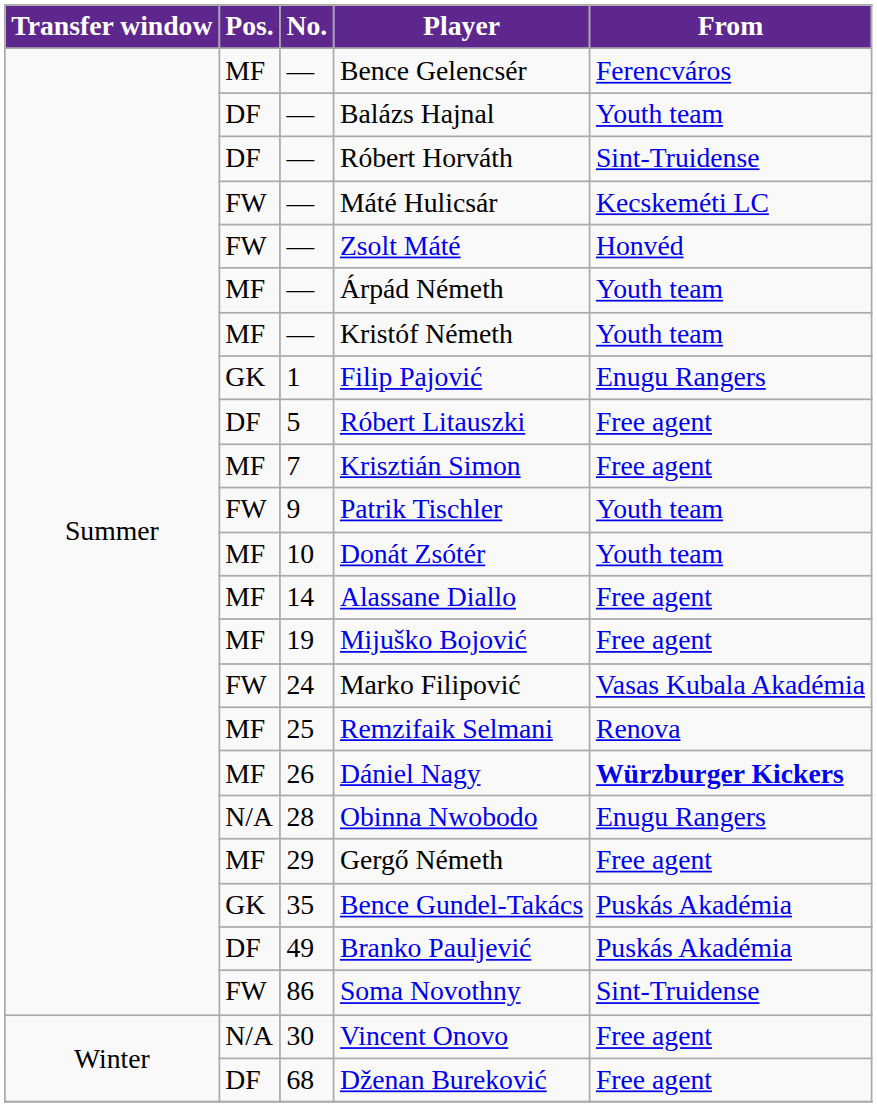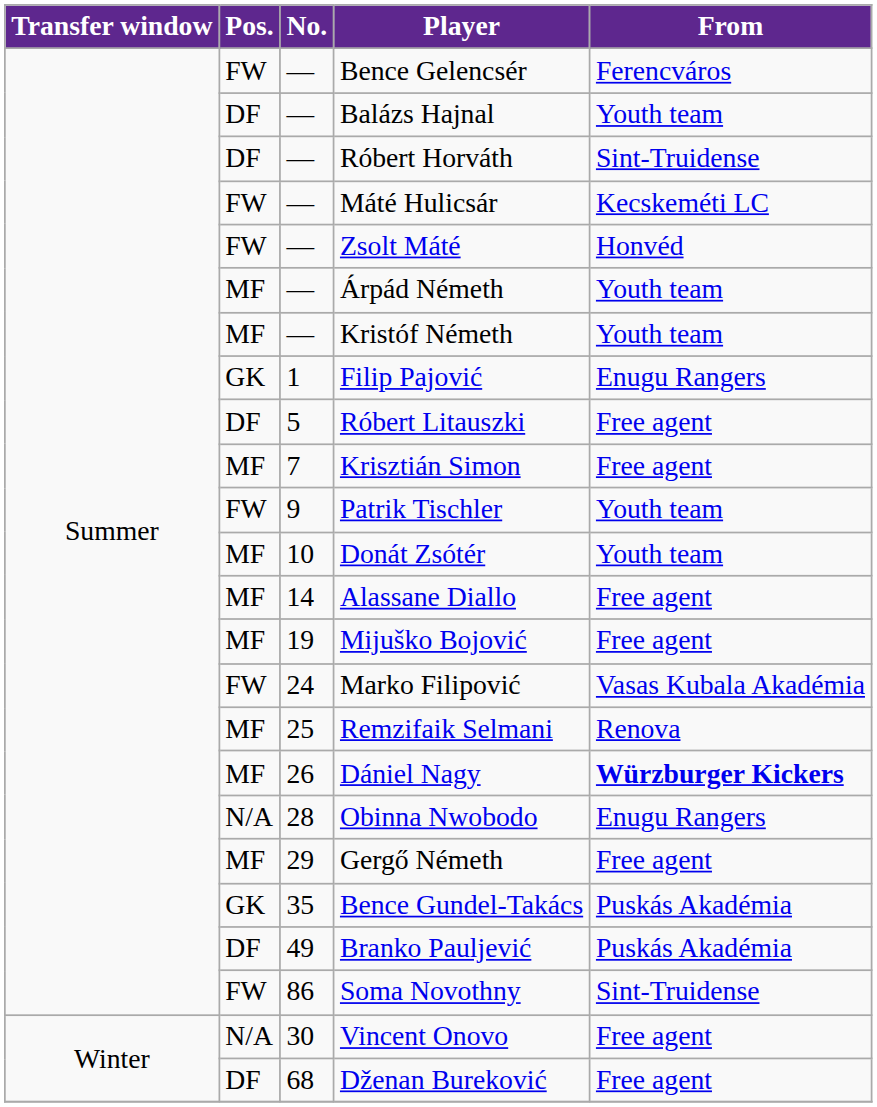(245, 70) MF -> (246, 70) FW
